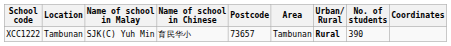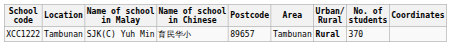(242, 34) 73657 -> (242, 34) 89657
(356, 34) 390 -> (356, 34) 370
